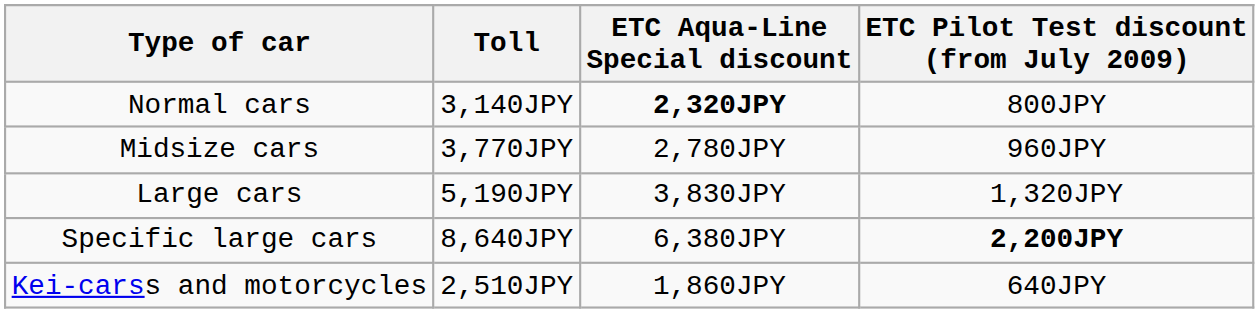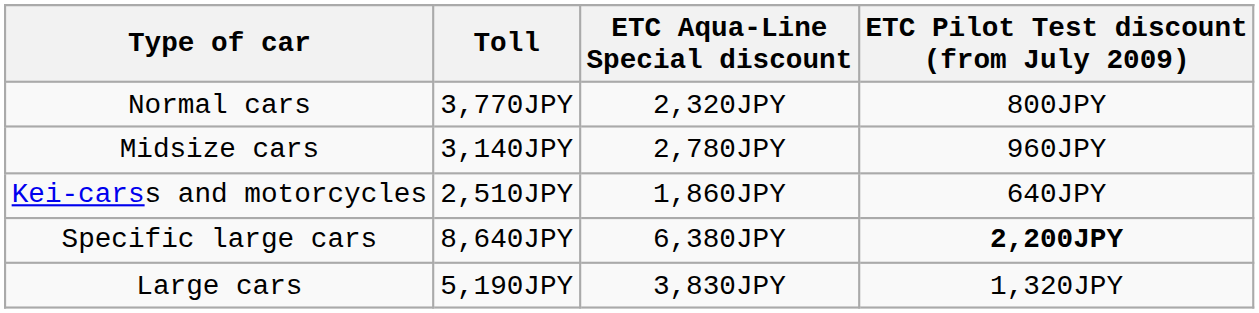(507, 105) 3,140JPY -> (507, 105) 3,770JPY
(719, 105) bold -> (719, 105) normal
(507, 150) 3,770JPY -> (507, 150) 3,140JPY
rows swapped: (219, 195) <-> (219, 285)
